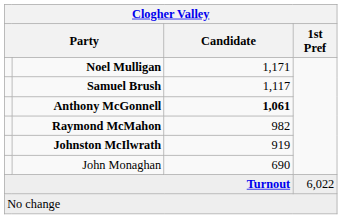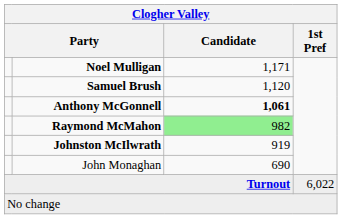(276, 86) 1,117 -> (276, 86) 1,120
(281, 125) no background -> (281, 125) lightgreen background
